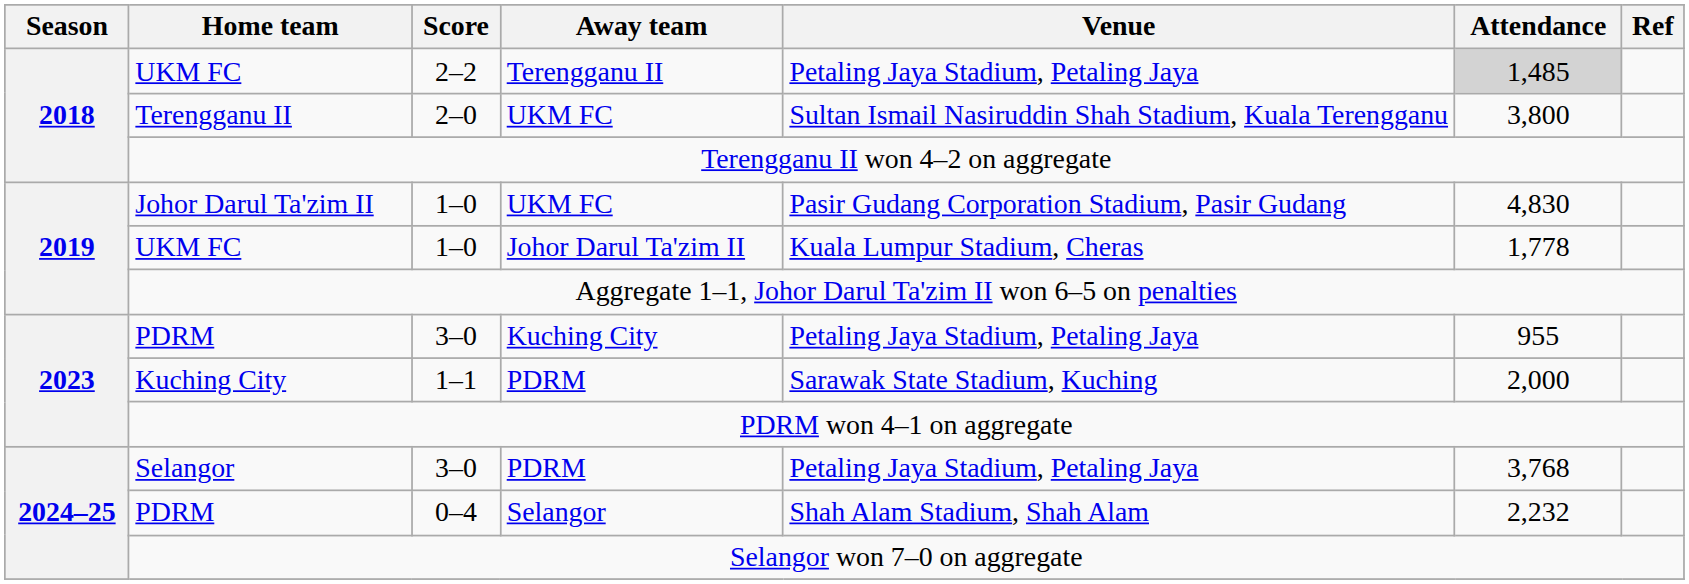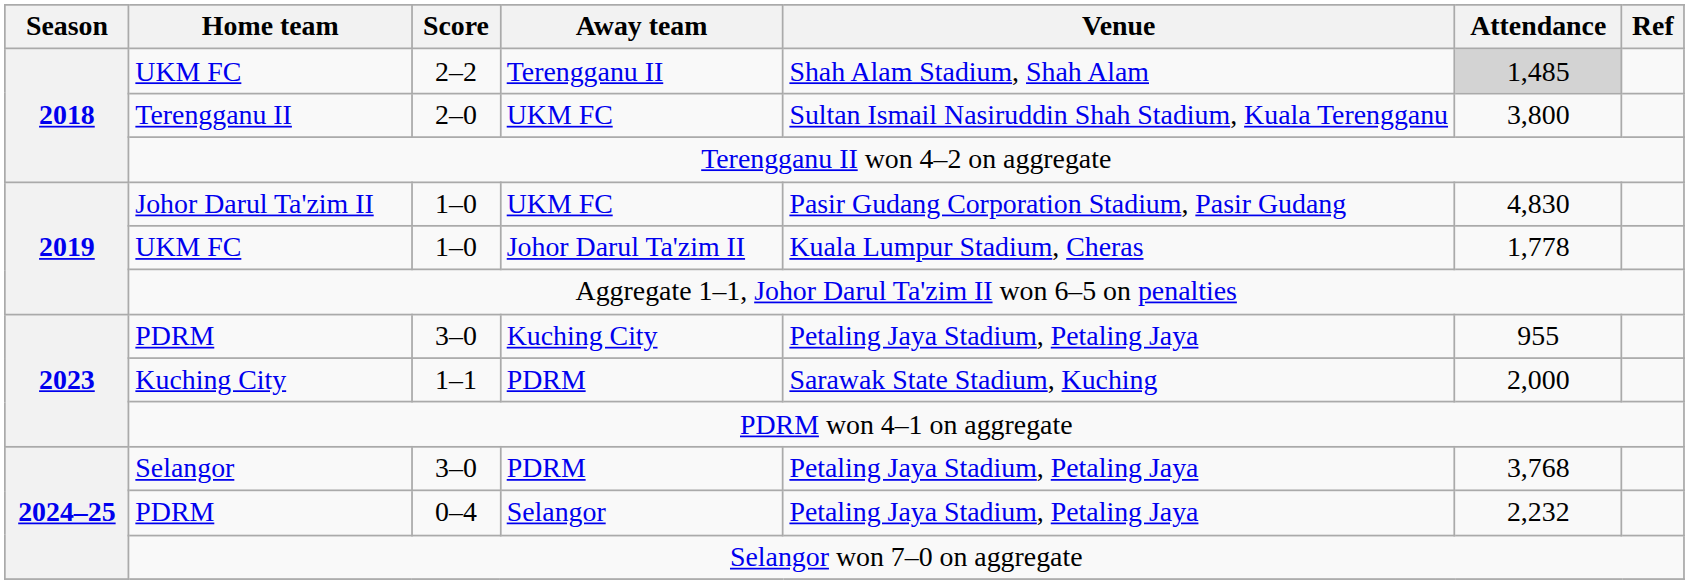(994, 70) Petaling Jaya Stadium, Petaling Jaya -> (969, 70) Shah Alam Stadium, Shah Alam
(969, 512) Shah Alam Stadium, Shah Alam -> (994, 512) Petaling Jaya Stadium, Petaling Jaya
